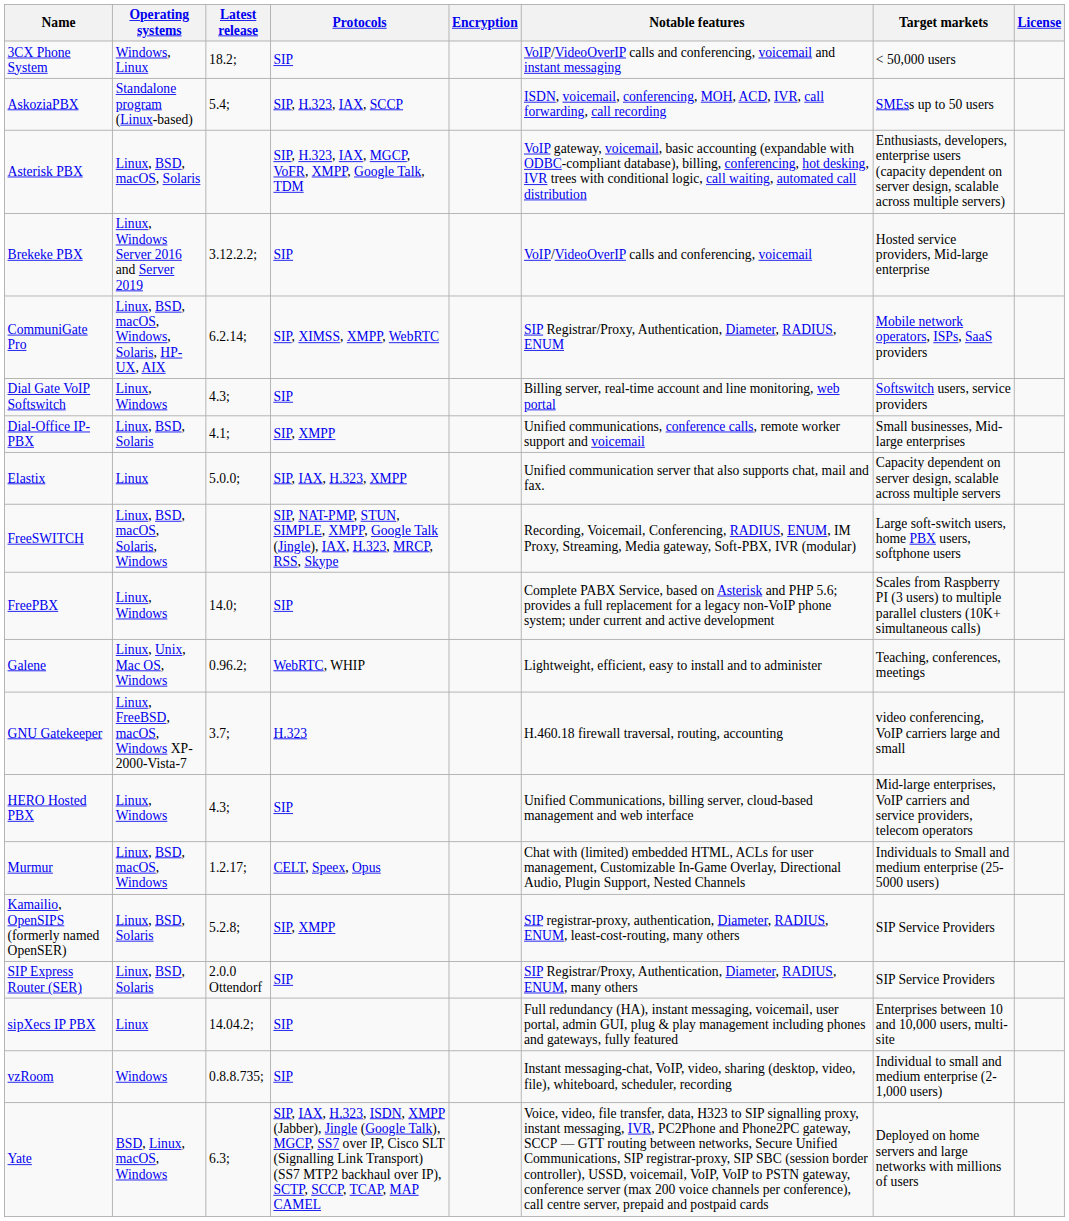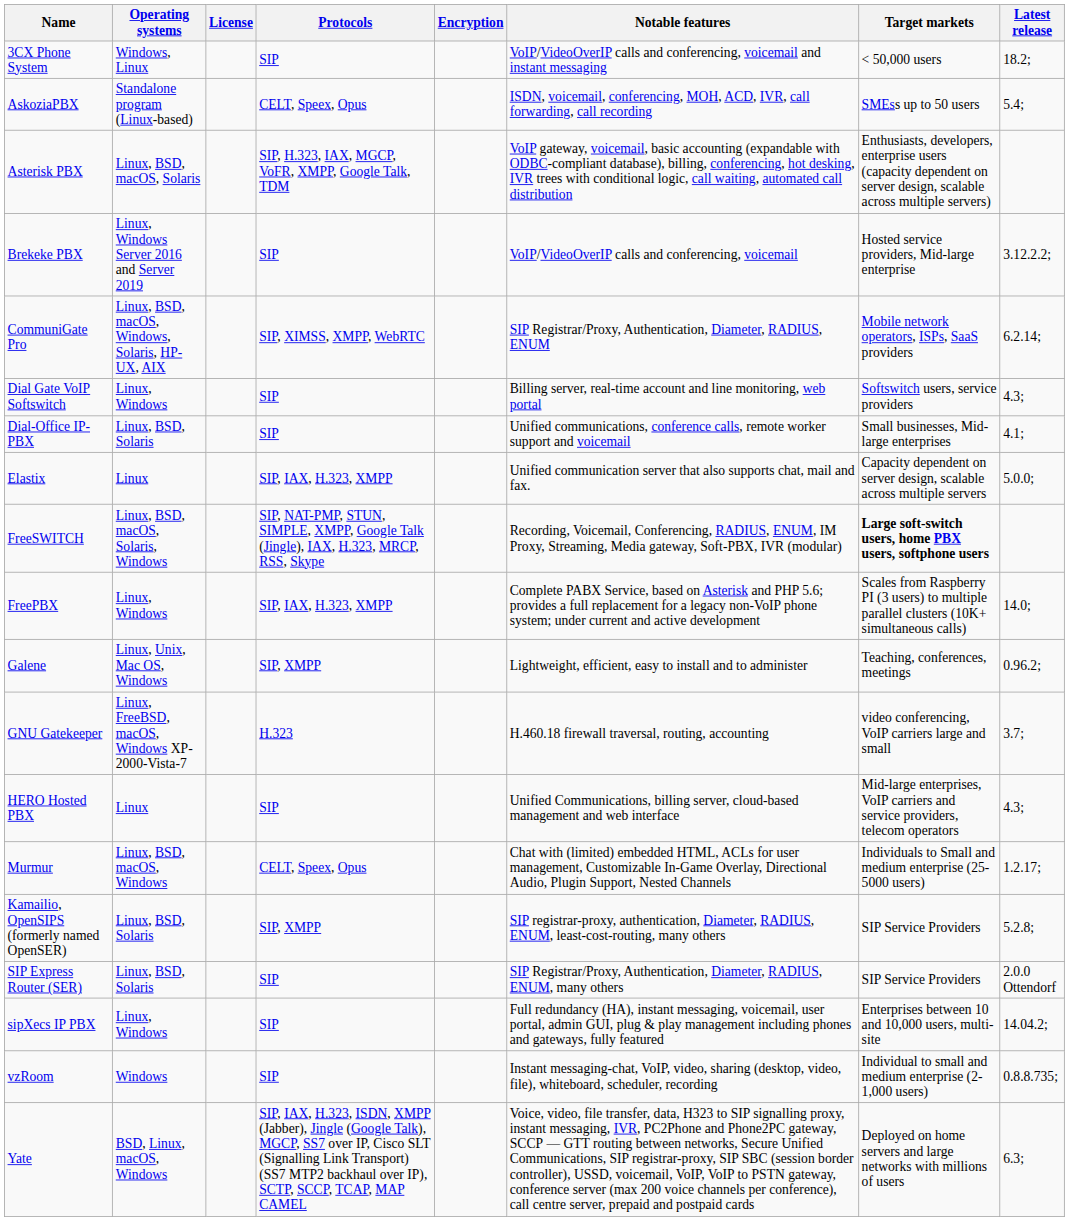columns swapped: (1039, 22) <-> (238, 22)
(338, 104) SIP, H.323, IAX, SCCP -> (313, 104) CELT, Speex, Opus
(304, 434) SIP, XMPP -> (269, 434) SIP
(941, 538) normal -> (925, 538) bold
(283, 605) SIP -> (326, 605) SIP, IAX, H.323, XMPP
(319, 665) WebRTC, WHIP -> (290, 665) SIP, XMPP
(142, 808) Linux, Windows -> (132, 808) Linux
(132, 1024) Linux -> (142, 1024) Linux, Windows
